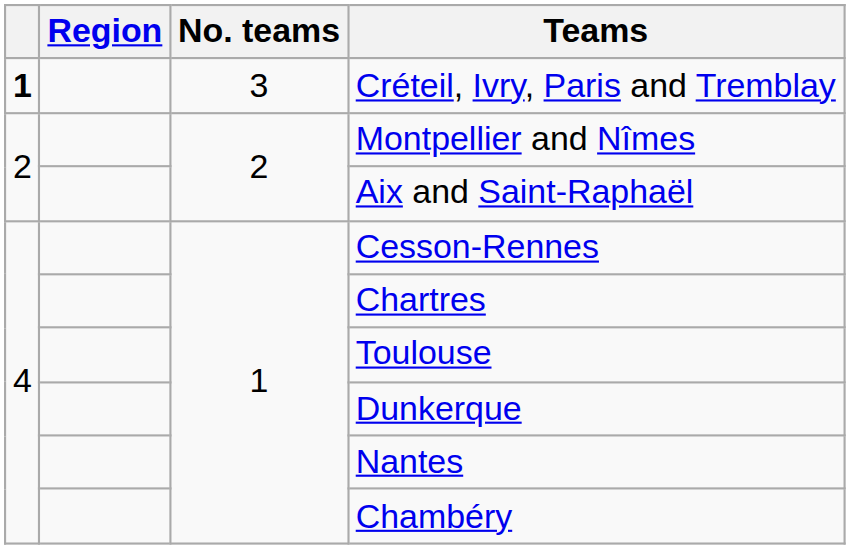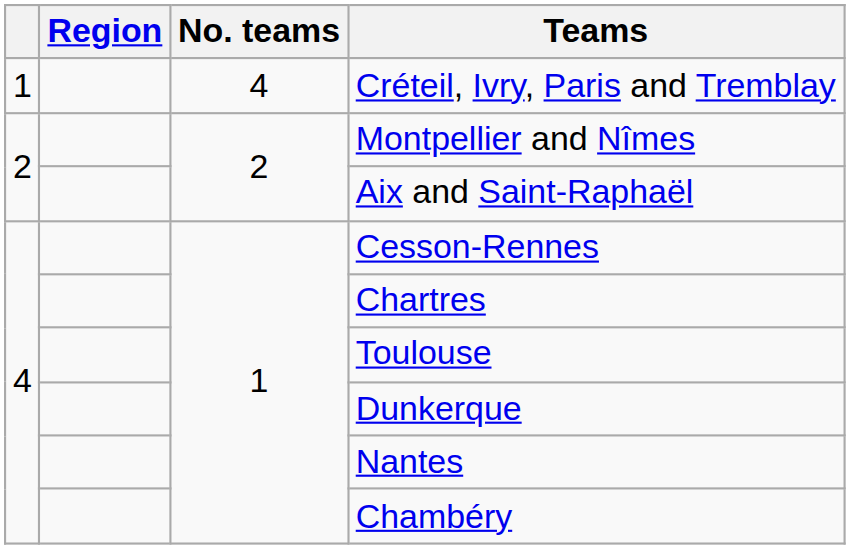(22, 85) bold -> (22, 85) normal
(259, 85) 3 -> (259, 85) 4
